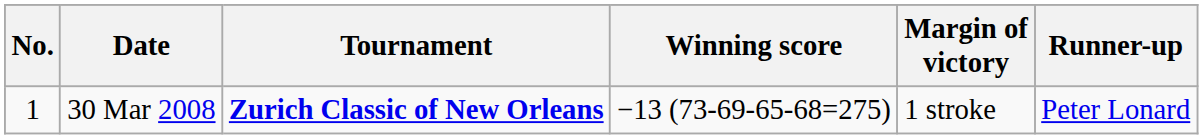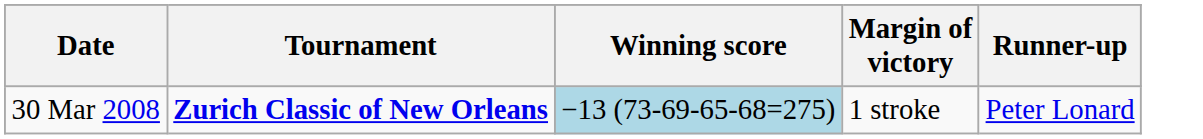- column: (33, 45)
(754, 109) no background -> (698, 109) lightblue background
